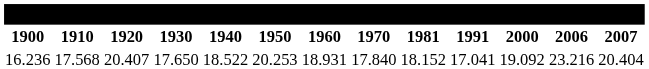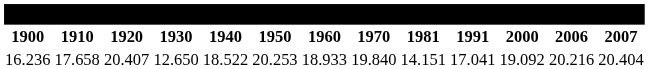(77, 59) 17.568 -> (77, 59) 17.658
(176, 59) 17.650 -> (176, 59) 12.650
(324, 59) 18.931 -> (324, 59) 18.933
(374, 59) 17.840 -> (374, 59) 19.840
(423, 59) 18.152 -> (423, 59) 14.151
(572, 59) 23.216 -> (572, 59) 20.216
